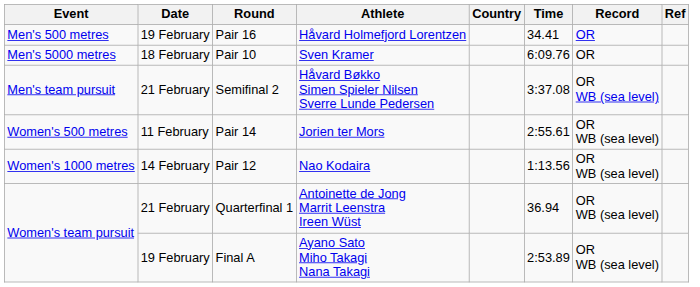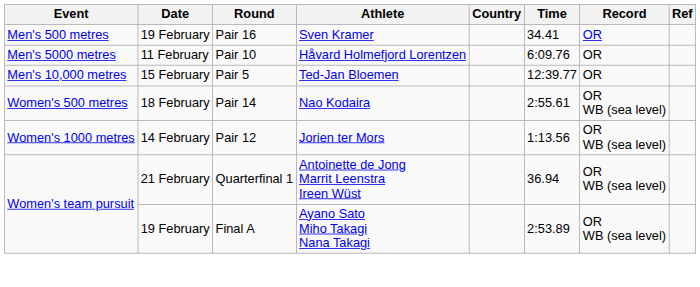(383, 34) Håvard Holmefjord Lorentzen -> (336, 34) Sven Kramer
(175, 55) 18 February -> (175, 55) 11 February
(336, 55) Sven Kramer -> (383, 55) Håvard Holmefjord Lorentzen
+ row: (232, 75)
- row: (247, 89)
(175, 131) 11 February -> (175, 103) 18 February
(342, 131) Jorien ter Mors -> (335, 103) Nao Kodaira
(335, 166) Nao Kodaira -> (342, 137) Jorien ter Mors
